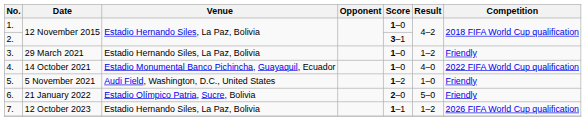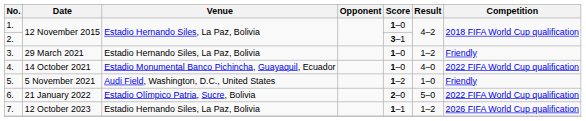(461, 94) Friendly -> (512, 94) 2022 FIFA World Cup qualification
